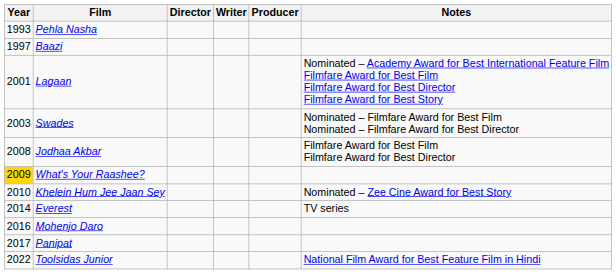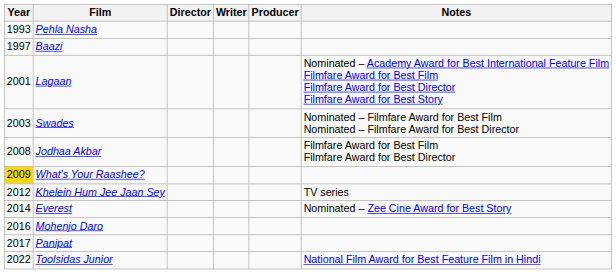(19, 192) 2010 -> (19, 192) 2012
(408, 192) Nominated – Zee Cine Award for Best Story -> (326, 192) TV series
(326, 209) TV series -> (408, 209) Nominated – Zee Cine Award for Best Story
